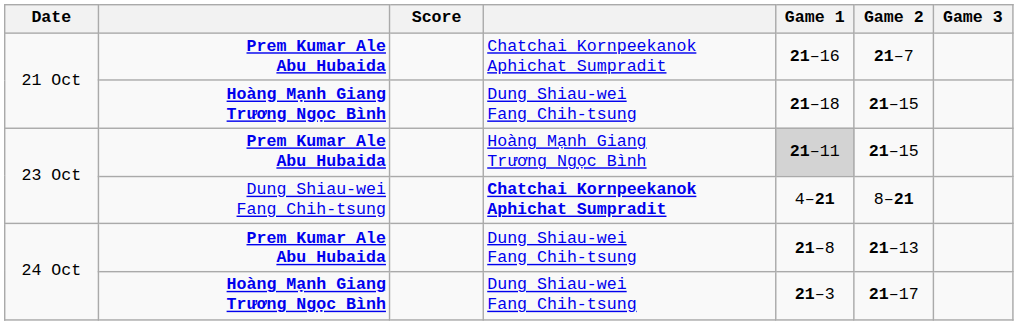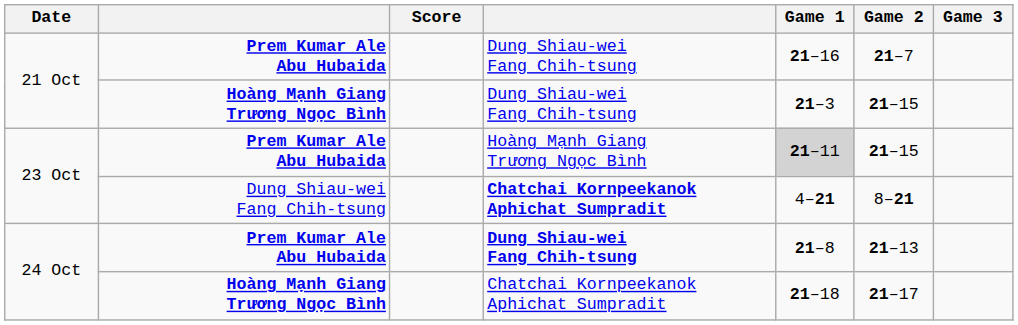(592, 56) Chatchai Kornpeekanok Aphichat Sumpradit -> (562, 56) Dung Shiau-wei Fang Chih-tsung
(815, 104) 21–18 -> (815, 104) 21–3
(562, 247) normal -> (562, 247) bold
(562, 295) Dung Shiau-wei Fang Chih-tsung -> (592, 295) Chatchai Kornpeekanok Aphichat Sumpradit
(815, 295) 21–3 -> (815, 295) 21–18
